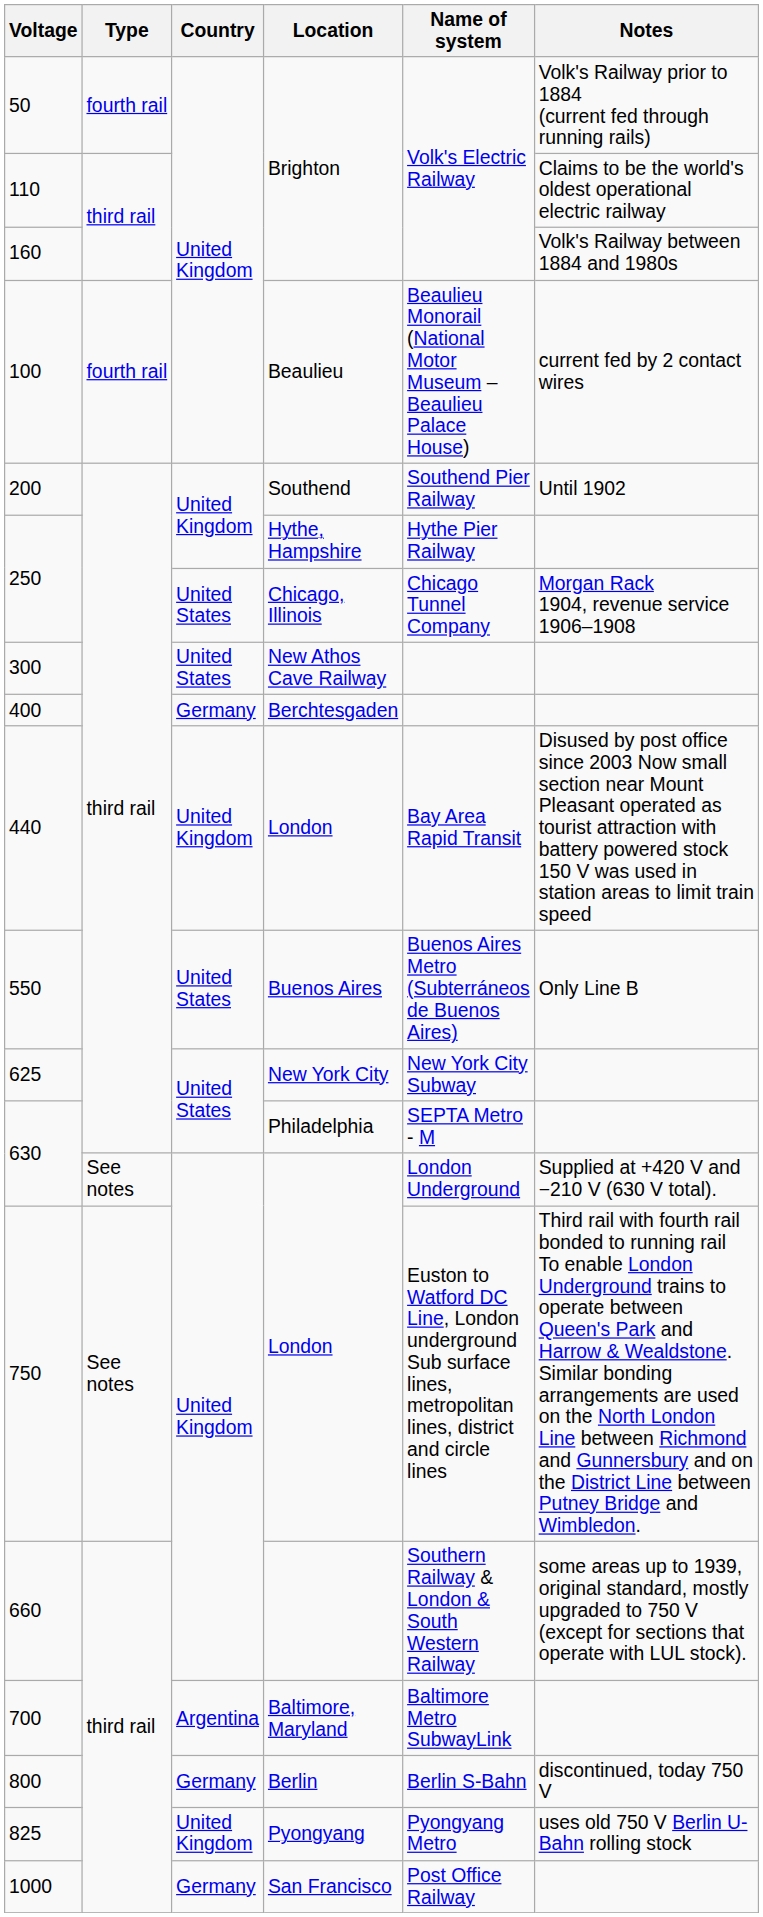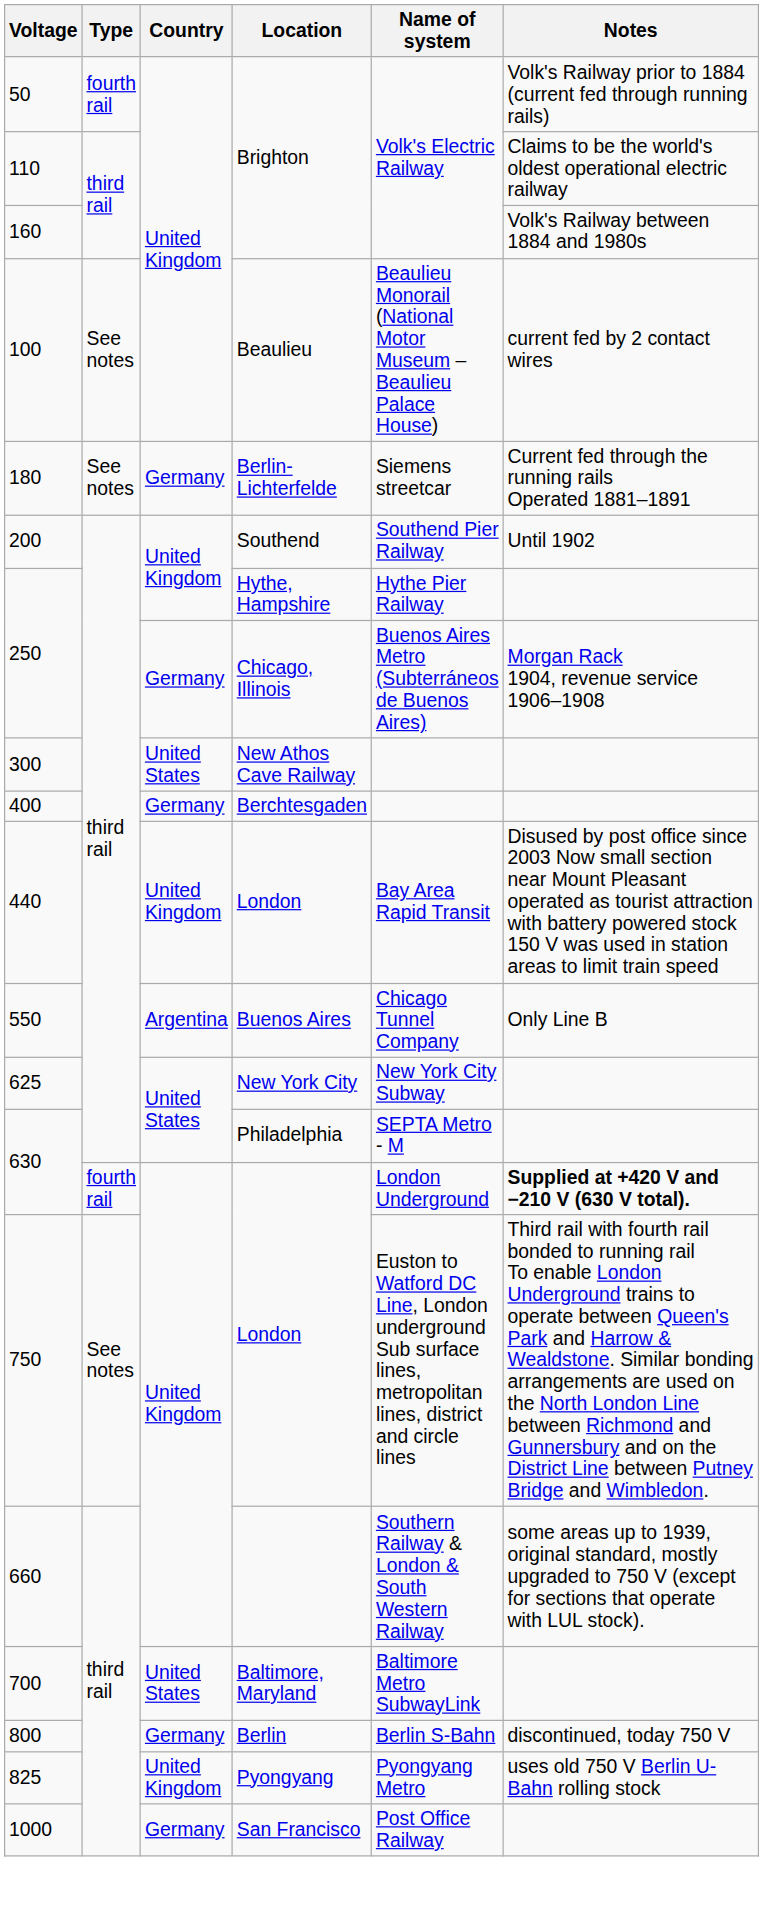(127, 371) fourth rail -> (110, 349) See notes
+ row: (25, 478)
(204, 605) United States -> (185, 679) Germany
(449, 605) Chicago Tunnel Company -> (437, 679) Buenos Aires Metro (Subterráneos de Buenos Aires)
(204, 989) United States -> (186, 1019) Argentina
(468, 989) Buenos Aires Metro (Subterráneos de Buenos Aires) -> (417, 1019) Chicago Tunnel Company
(110, 1179) See notes -> (111, 1188) fourth rail
(640, 1179) normal -> (613, 1188) bold
(218, 1717) Argentina -> (173, 1683) United States
